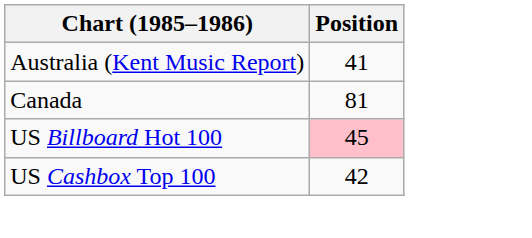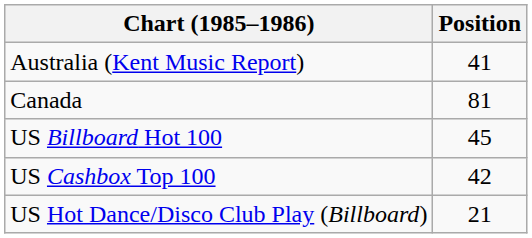(357, 137) pink background -> (480, 137) no background
+ row: (219, 213)
